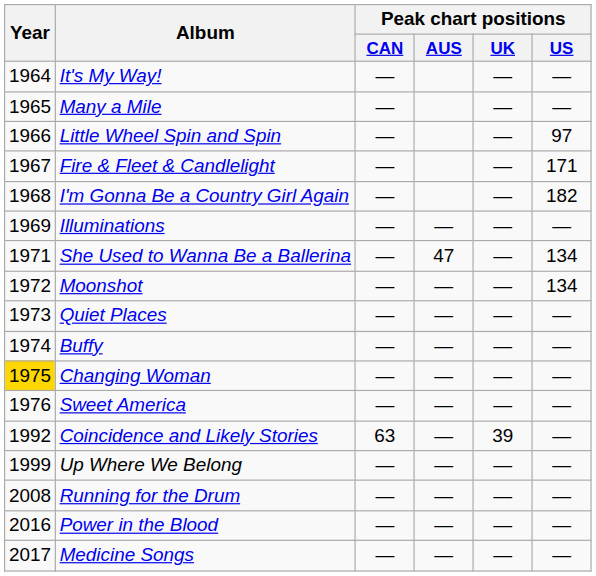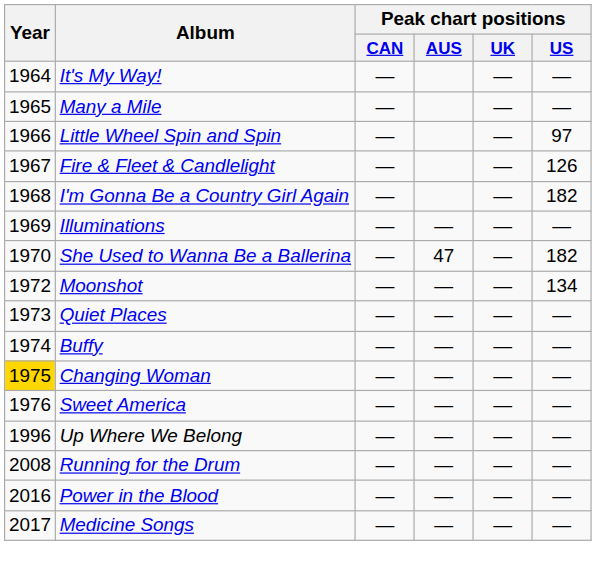(562, 166) 171 -> (562, 166) 126
(30, 255) 1971 -> (30, 255) 1970
(562, 255) 134 -> (562, 255) 182
- row: (189, 435)
(30, 465) 1999 -> (30, 435) 1996
